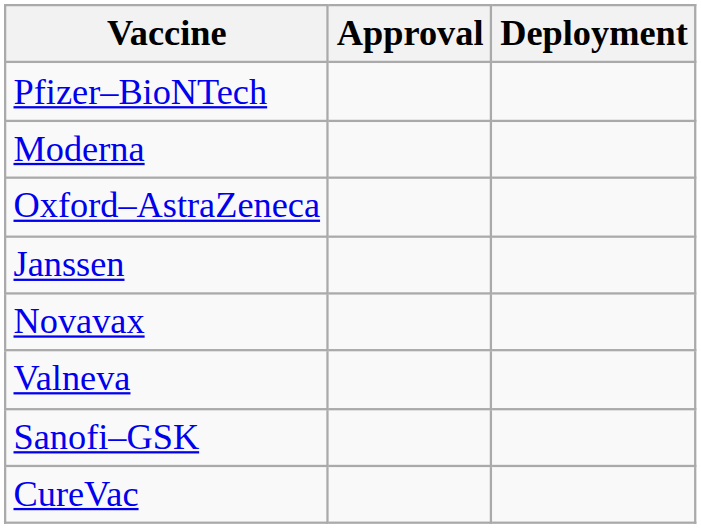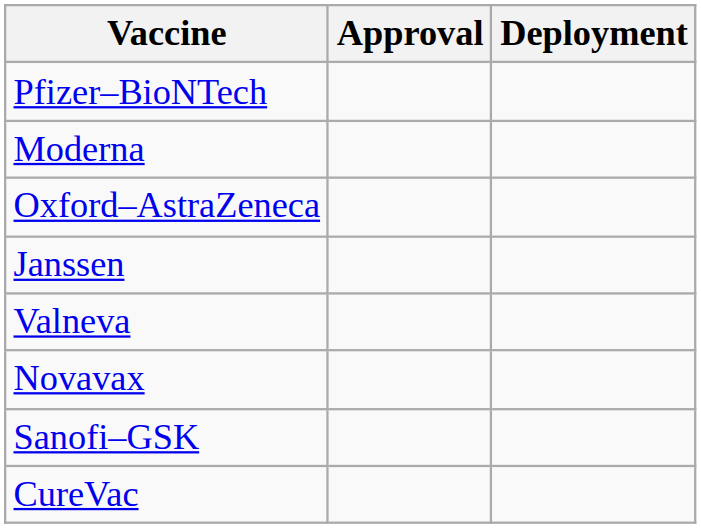rows swapped: (79, 321) <-> (72, 378)
